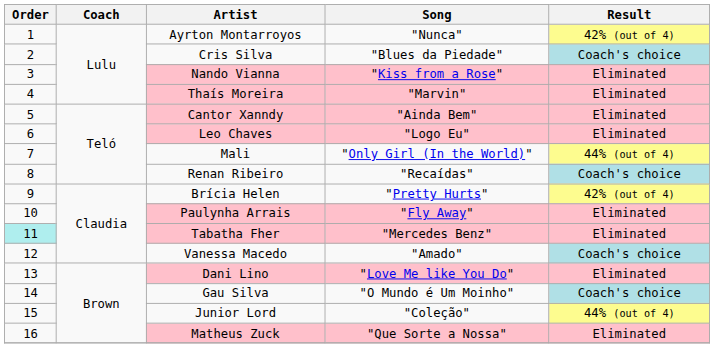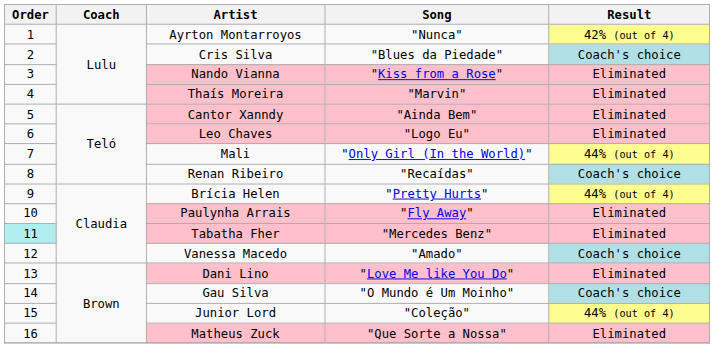(629, 194) 42% (out of 4) -> (629, 194) 44% (out of 4)
